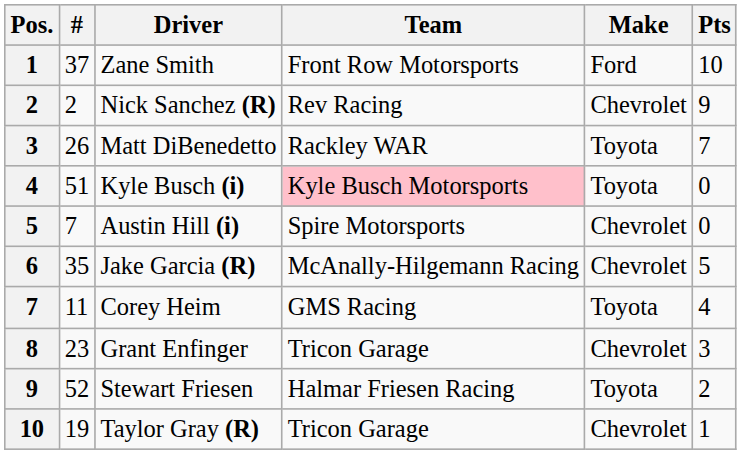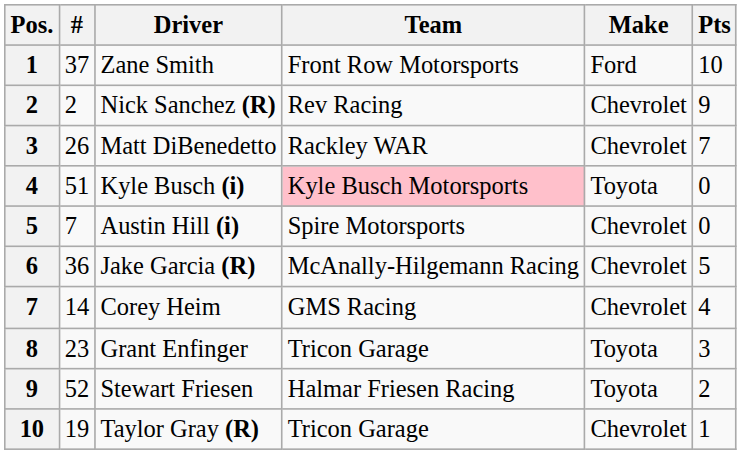(624, 145) Toyota -> (639, 145) Chevrolet
(77, 266) 35 -> (77, 266) 36
(76, 307) 11 -> (77, 307) 14
(624, 307) Toyota -> (639, 307) Chevrolet
(639, 347) Chevrolet -> (624, 347) Toyota
